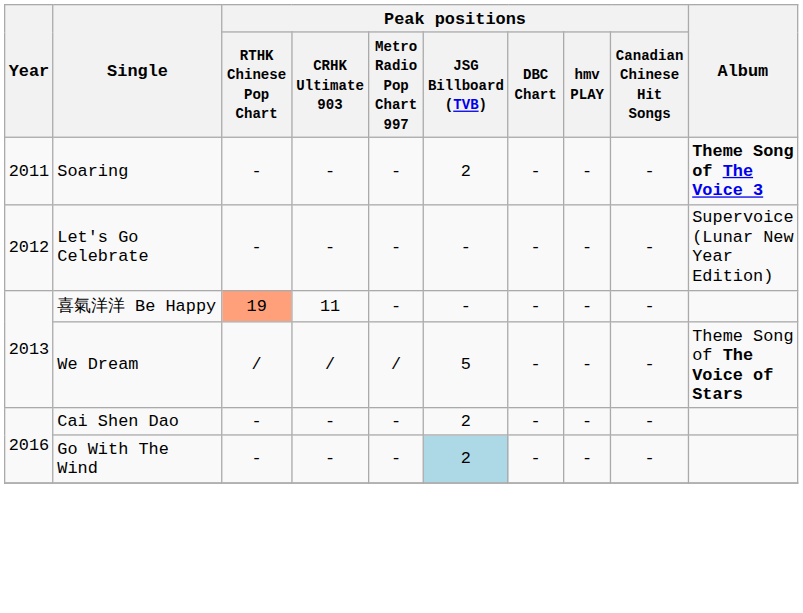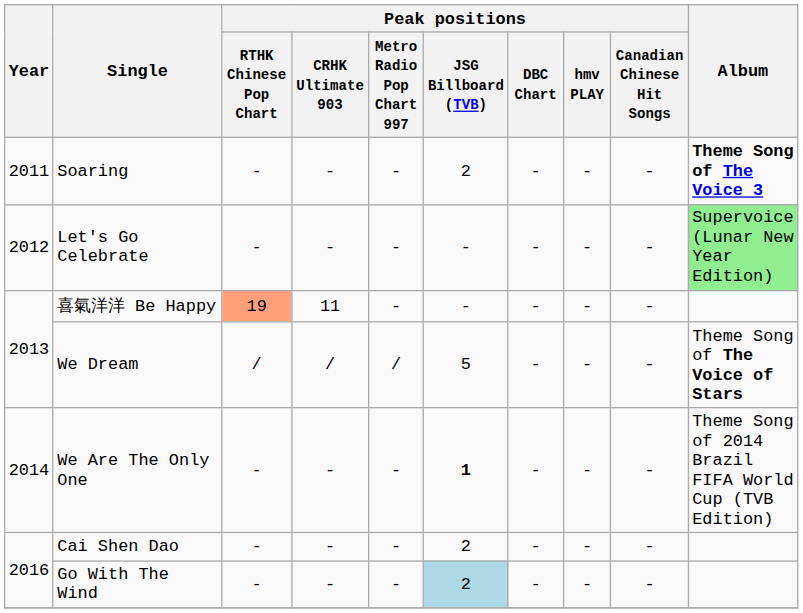(743, 247) no background -> (743, 247) lightgreen background
+ row: (133, 470)
